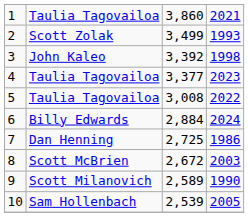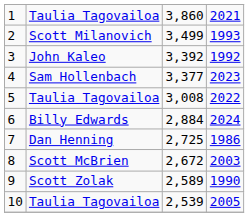(71, 36) Scott Zolak -> (90, 36) Scott Milanovich
(225, 56) 1998 -> (225, 56) 1992
(94, 77) Taulia Tagovailoa -> (83, 77) Sam Hollenbach
(90, 181) Scott Milanovich -> (71, 181) Scott Zolak
(83, 202) Sam Hollenbach -> (94, 202) Taulia Tagovailoa
